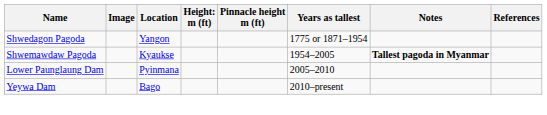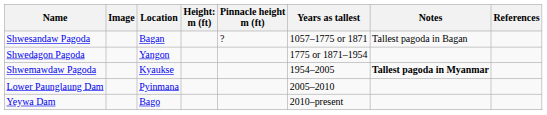+ row: (48, 39)
